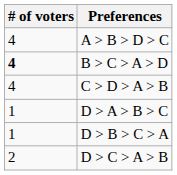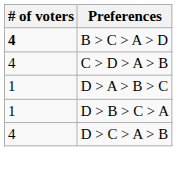- row: (125, 39)
(12, 157) 2 -> (12, 134) 4
